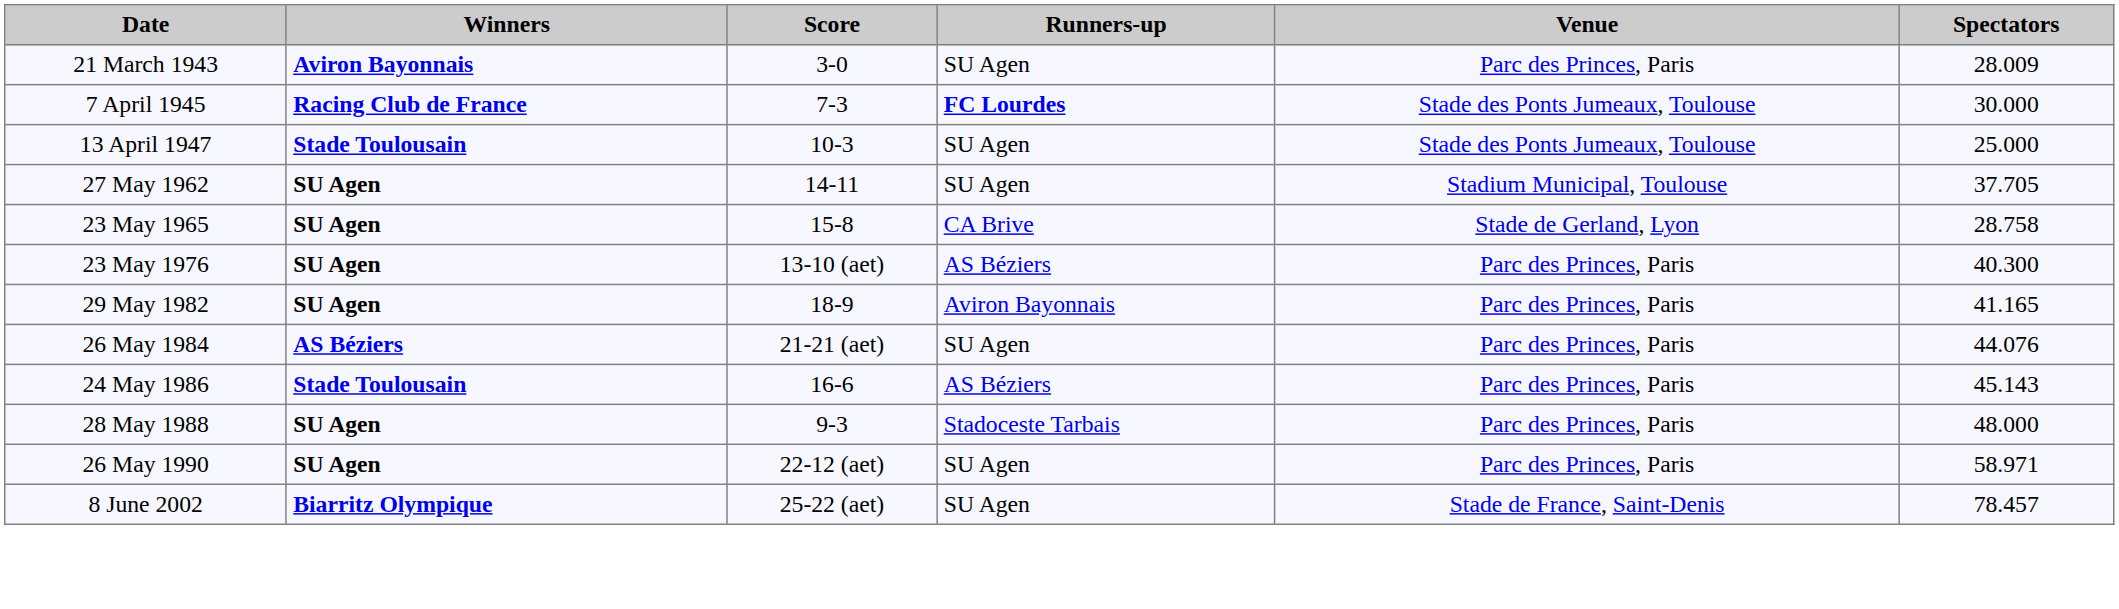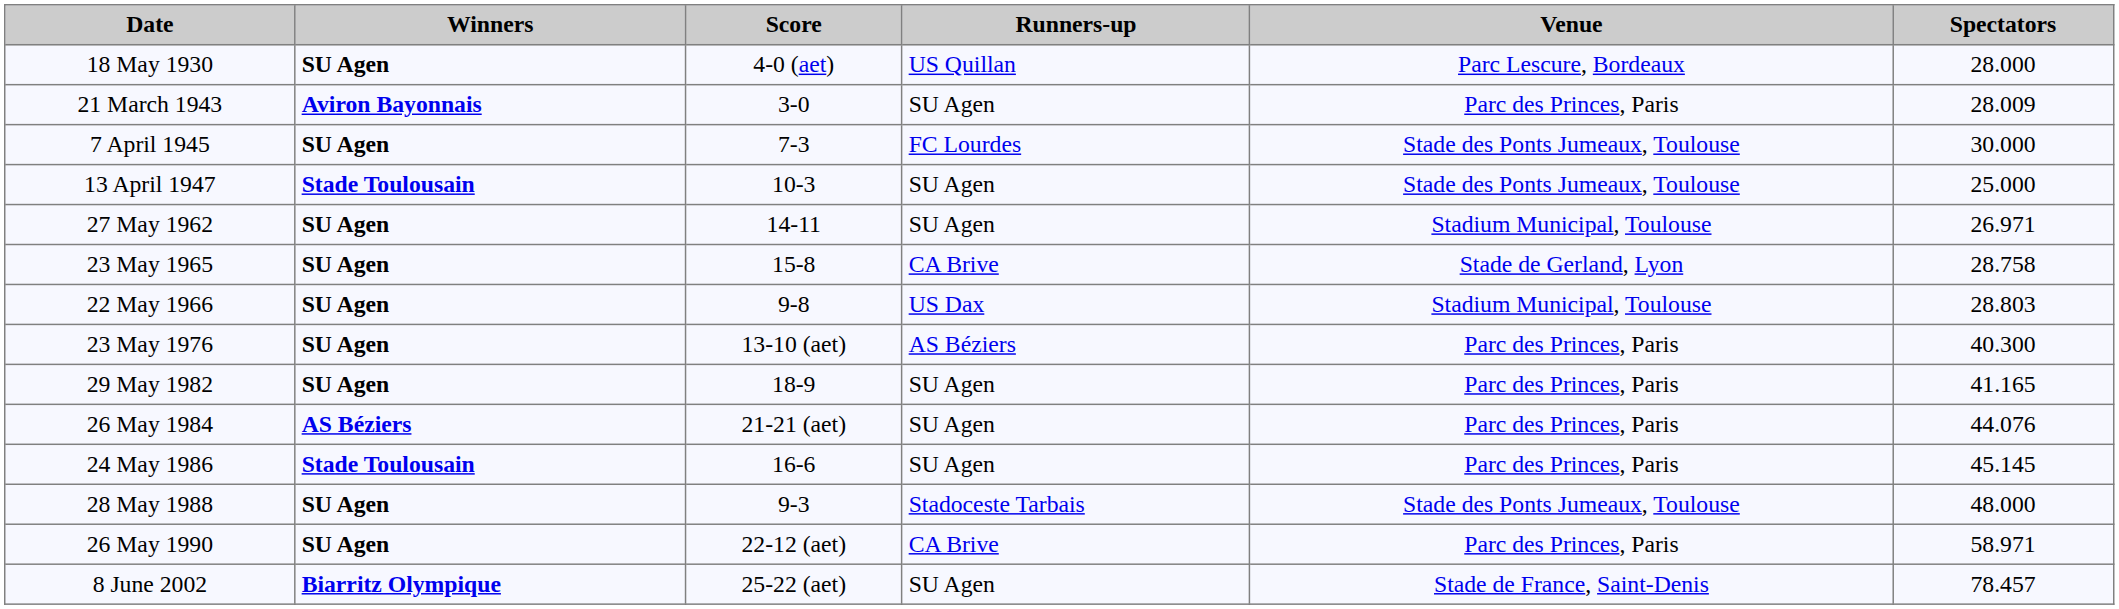+ row: (150, 64)
(410, 104) Racing Club de France -> (345, 144) SU Agen
(1005, 104) bold -> (965, 144) normal
(2006, 184) 37.705 -> (2003, 224) 26.971
+ row: (150, 304)
(1029, 304) Aviron Bayonnais -> (952, 384) SU Agen
(997, 384) AS Béziers -> (952, 464) SU Agen
(2006, 384) 45.143 -> (2003, 464) 45.145
(1587, 424) Parc des Princes, Paris -> (1571, 504) Stade des Ponts Jumeaux, Toulouse
(987, 464) SU Agen -> (954, 543) CA Brive
